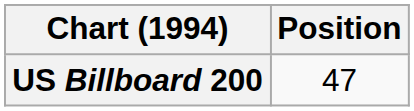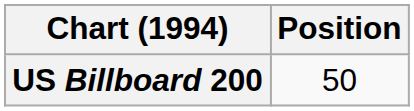(339, 79) 47 -> (339, 79) 50
